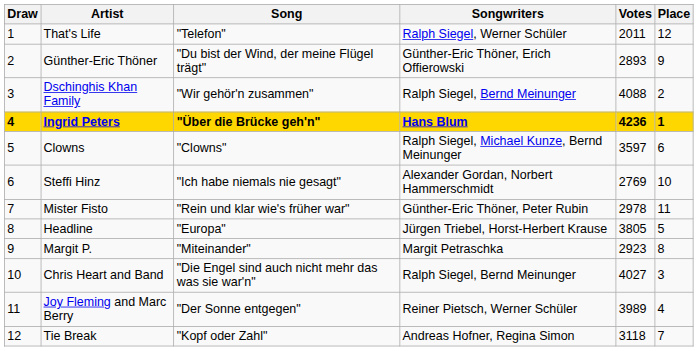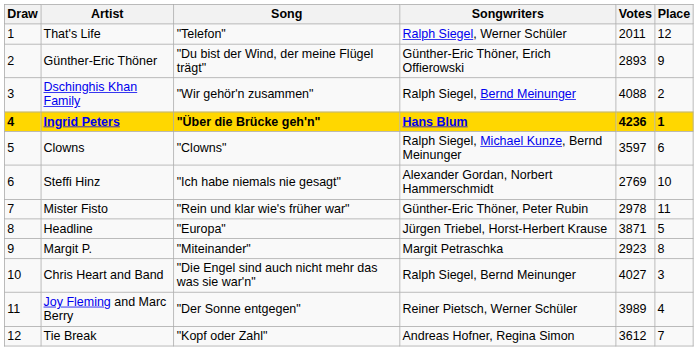(633, 228) 3805 -> (633, 228) 3871
(632, 336) 3118 -> (633, 336) 3612
